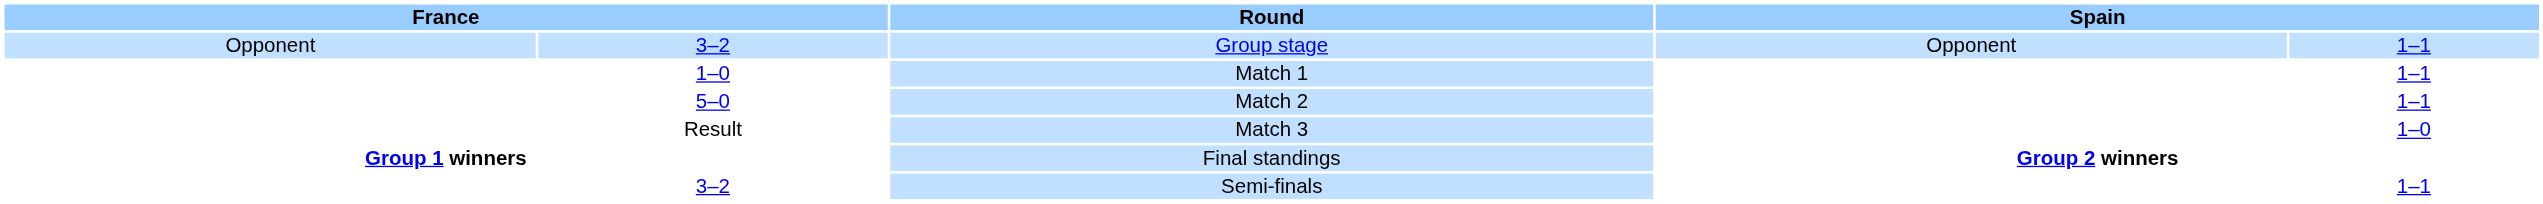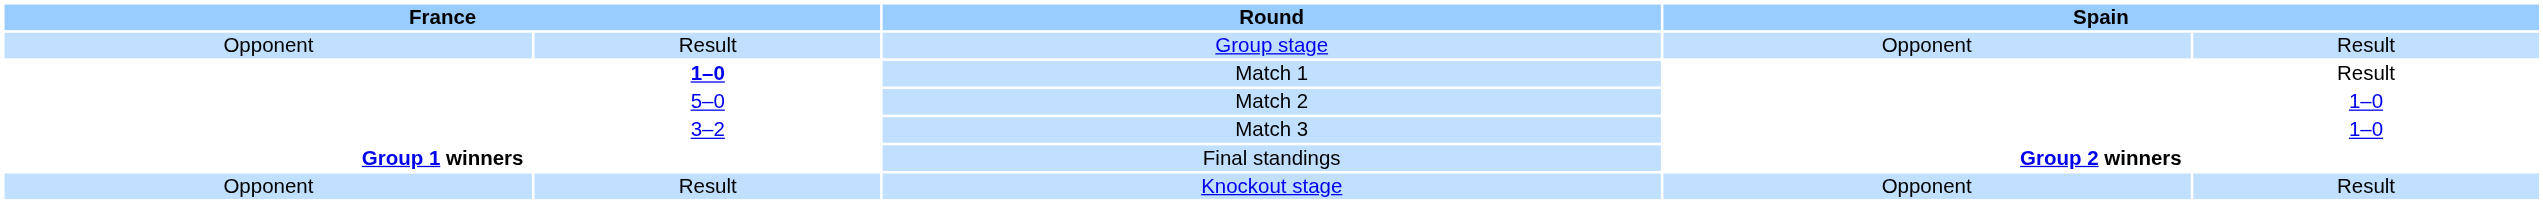(713, 45) 3–2 -> (708, 45) Result
(2414, 45) 1–1 -> (2366, 45) Result
(713, 73) normal -> (708, 73) bold
(2414, 73) 1–1 -> (2366, 73) Result
(2414, 101) 1–1 -> (2366, 101) 1–0
(713, 129) Result -> (708, 129) 3–2
+ row: (1272, 186)
- row: (1272, 186)
